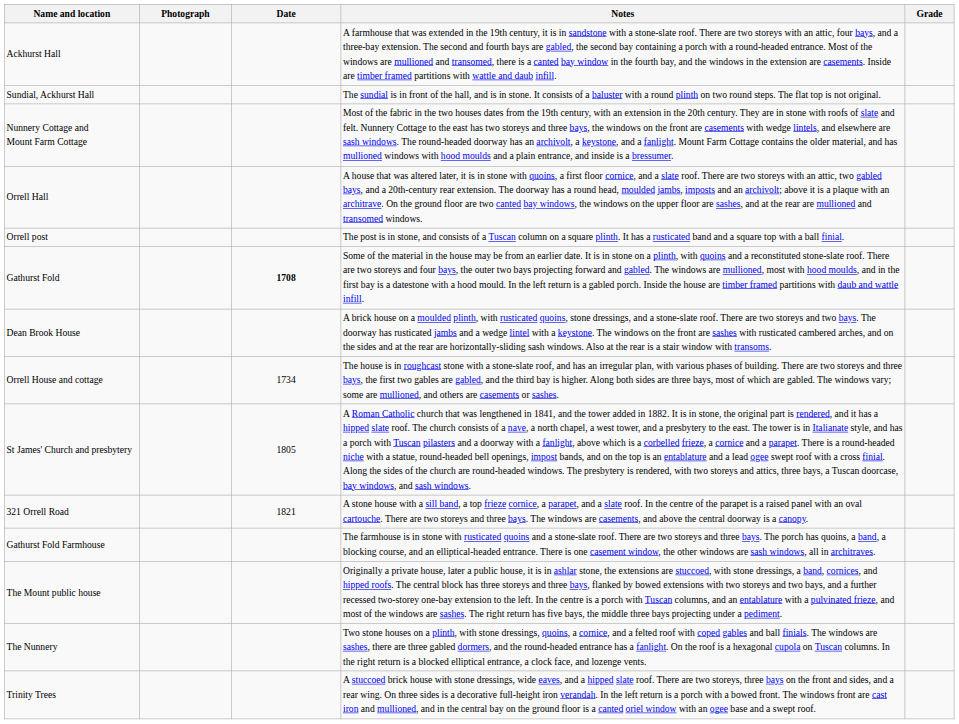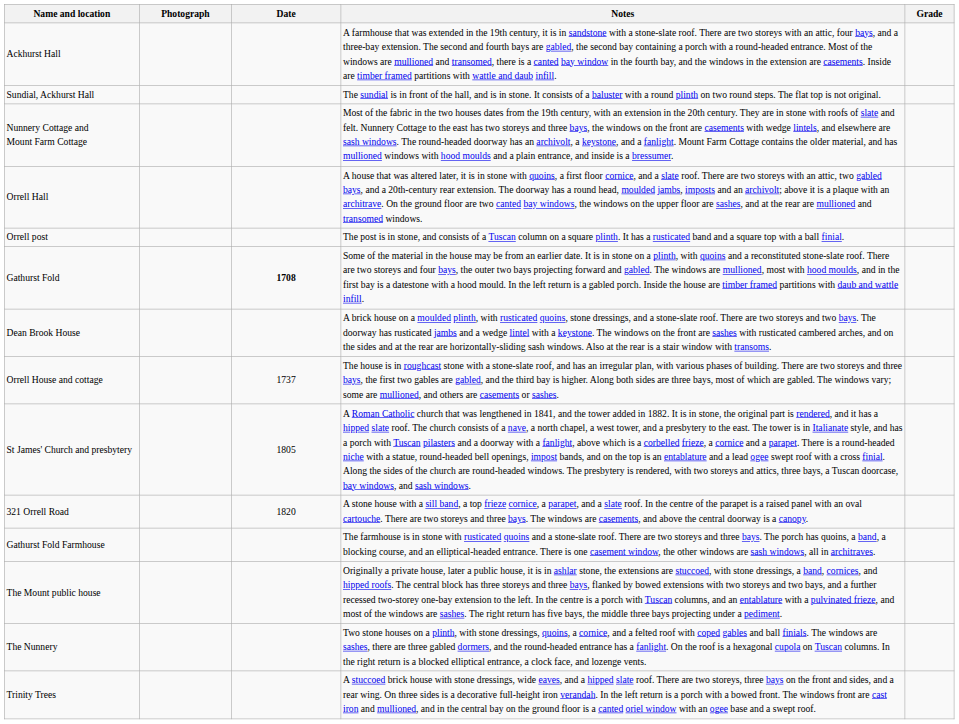(286, 380) 1734 -> (286, 380) 1737
(286, 511) 1821 -> (286, 511) 1820
